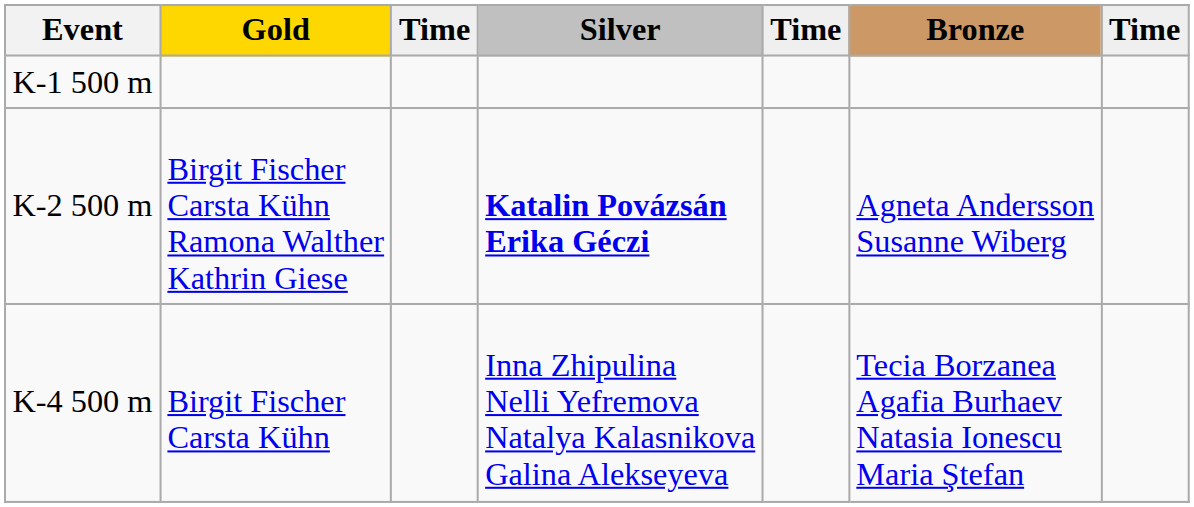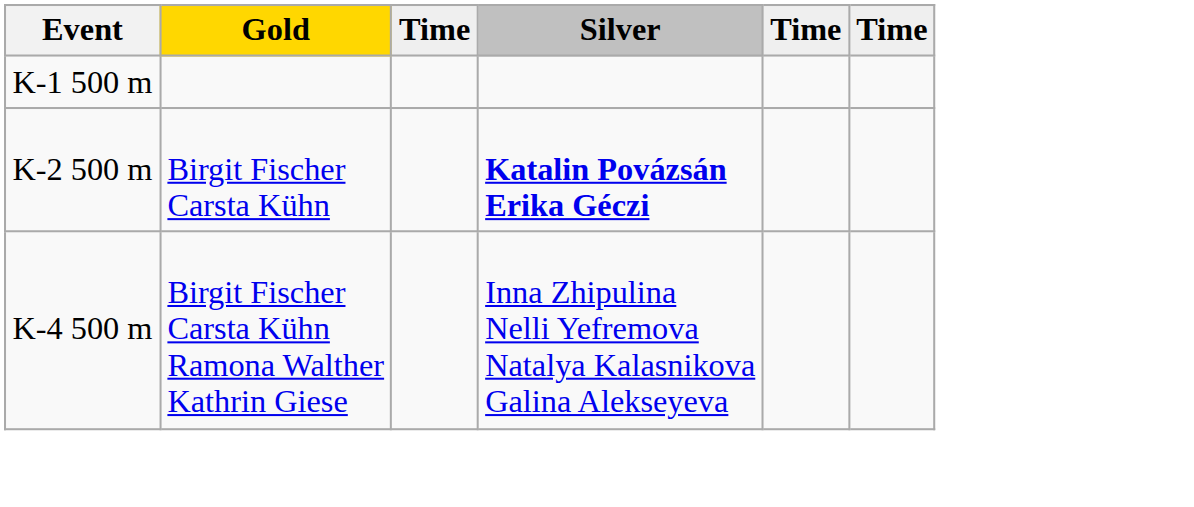- column: (975, 30)
(276, 223) Birgit Fischer Carsta Kühn Ramona Walther Kathrin Giese -> (256, 187) Birgit Fischer Carsta Kühn
(256, 420) Birgit Fischer Carsta Kühn -> (276, 347) Birgit Fischer Carsta Kühn Ramona Walther Kathrin Giese
